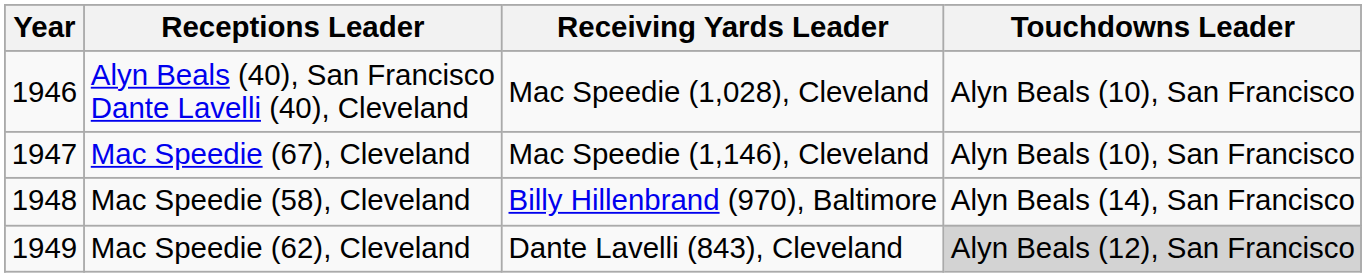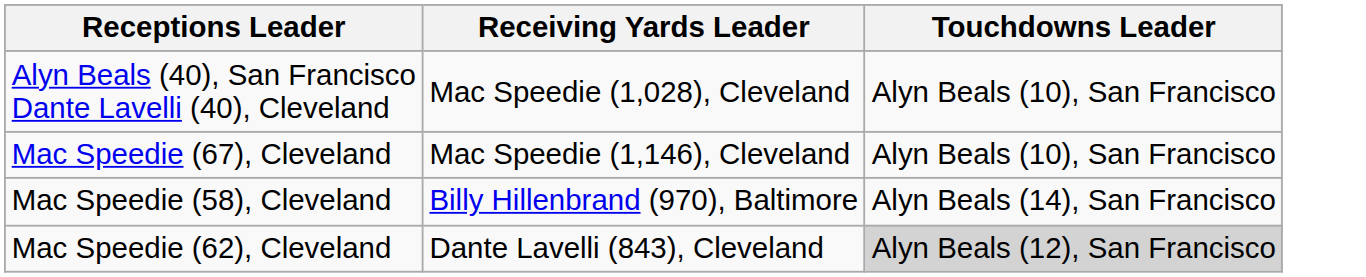- column: (44, 27)
